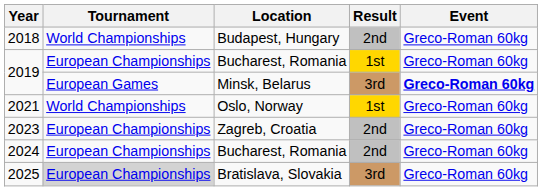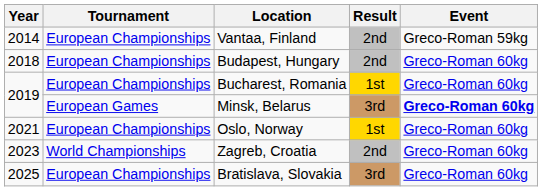+ row: (24, 39)
(116, 39) World Championships -> (128, 61) European Championships
(116, 106) World Championships -> (128, 129) European Championships
(128, 129) European Championships -> (116, 152) World Championships
- row: (24, 152)
(128, 174) lightgrey background -> (128, 174) no background
